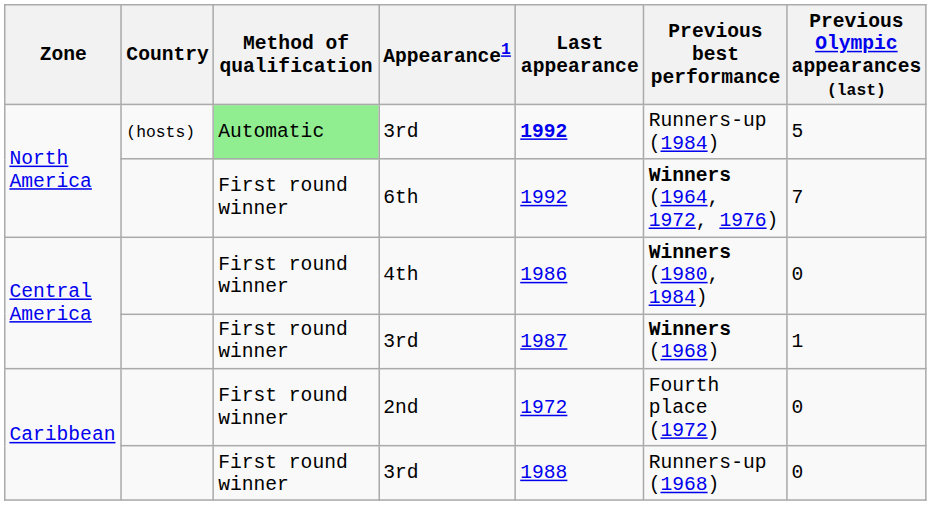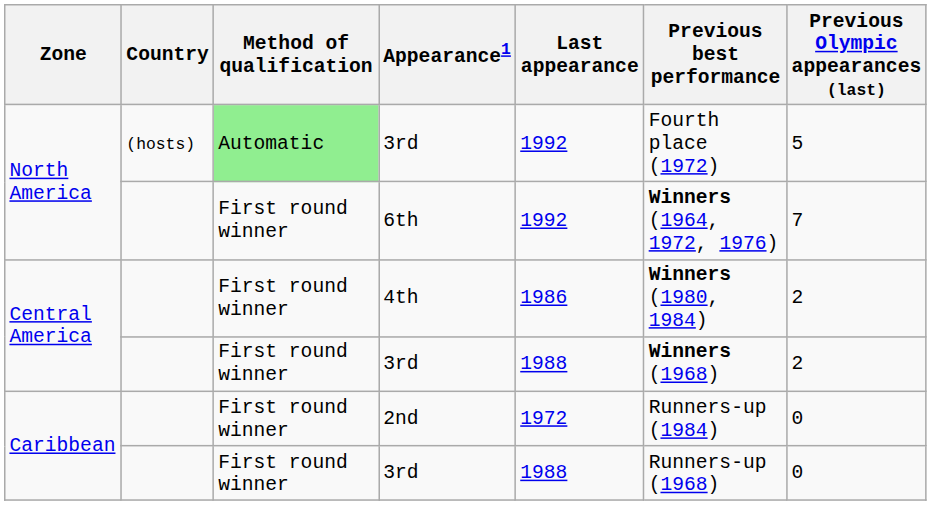(544, 132) bold -> (544, 143) normal
(708, 132) Runners-up (1984) -> (684, 143) Fourth place (1972)
(798, 275) 0 -> (798, 298) 2
(544, 341) 1987 -> (544, 364) 1988
(798, 341) 1 -> (798, 364) 2
(684, 407) Fourth place (1972) -> (708, 419) Runners-up (1984)
